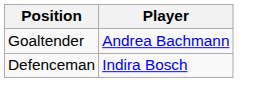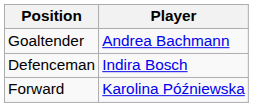+ row: (36, 89)
